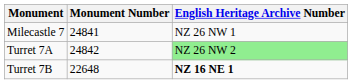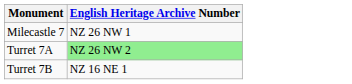- column: (120, 13)
(204, 69) bold -> (99, 69) normal
